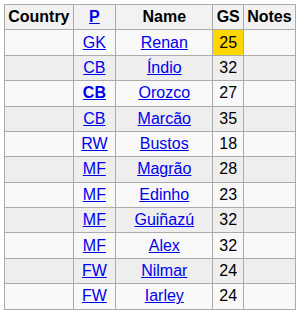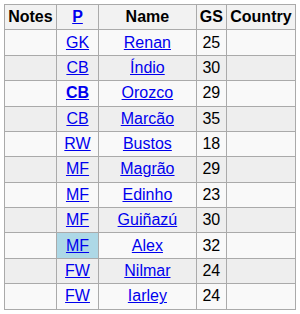columns swapped: (39, 17) <-> (269, 17)
(228, 42) gold background -> (211, 42) no background
(228, 67) 32 -> (211, 67) 30
(228, 93) 27 -> (211, 93) 29
(228, 169) 28 -> (211, 169) 29
(228, 220) 32 -> (211, 220) 30
(94, 245) no background -> (78, 245) lightblue background
